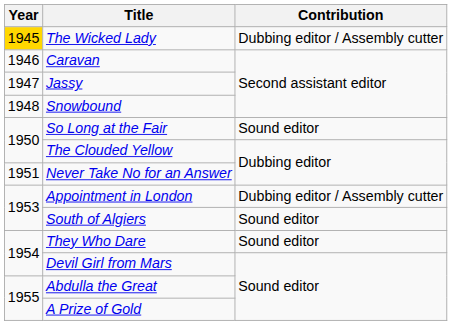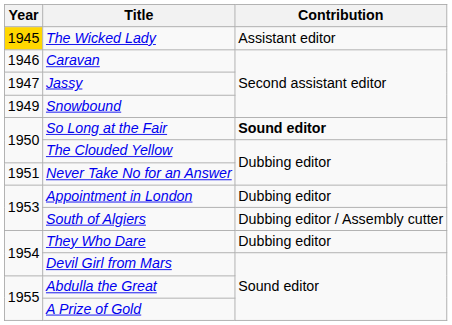(341, 38) Dubbing editor / Assembly cutter -> (287, 38) Assistant editor
(24, 106) 1948 -> (24, 106) 1949
(279, 128) normal -> (282, 128) bold
(341, 196) Dubbing editor / Assembly cutter -> (285, 196) Dubbing editor
(279, 219) Sound editor -> (341, 219) Dubbing editor / Assembly cutter
(279, 241) Sound editor -> (285, 241) Dubbing editor
